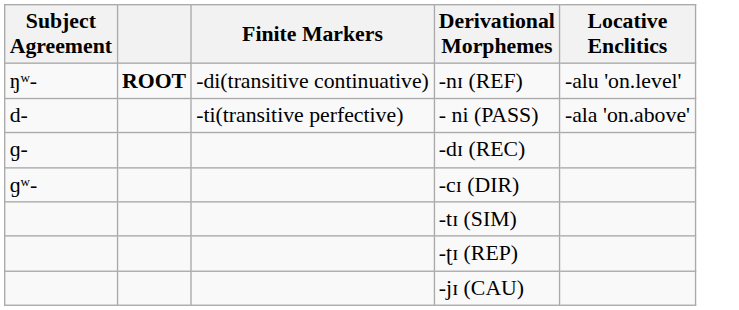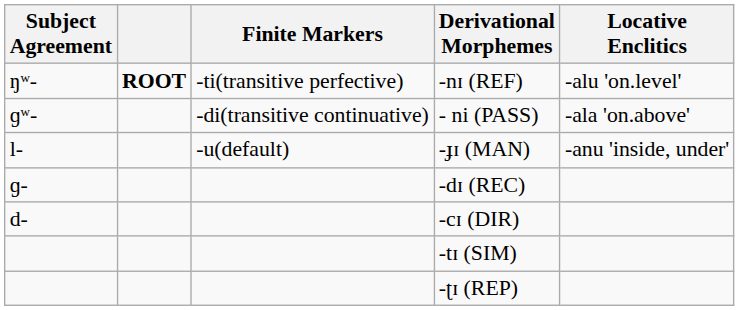(312, 80) -di(transitive continuative) -> (300, 80) -ti(transitive perfective)
(19, 115) d- -> (23, 115) ɡʷ-
(300, 115) -ti(transitive perfective) -> (312, 115) -di(transitive continuative)
+ row: (484, 149)
(23, 184) ɡʷ- -> (19, 218) d-
- row: (481, 287)
